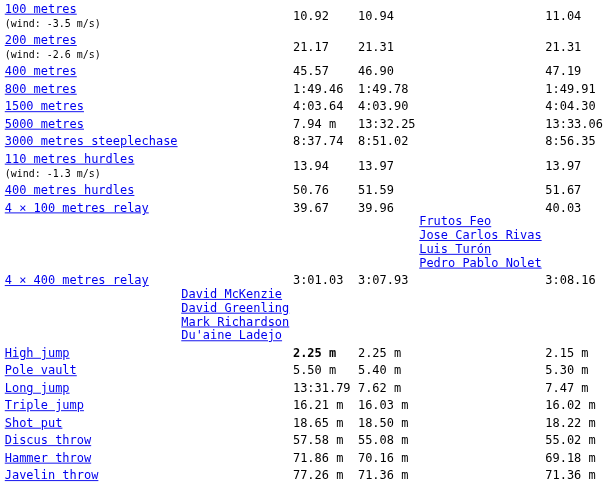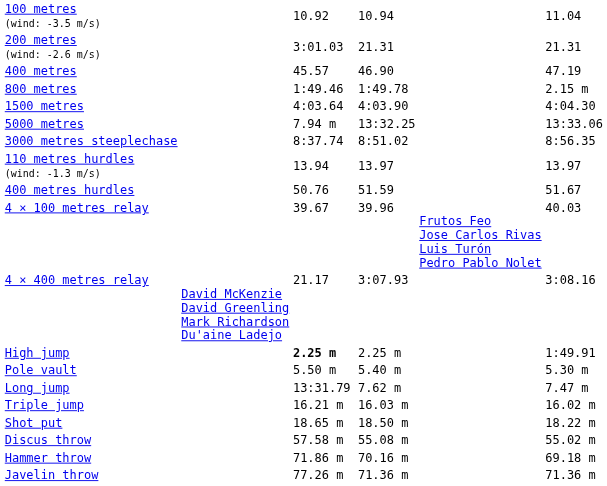(311, 47) 21.17 -> (318, 47) 3:01.03
(571, 89) 1:49.91 -> (567, 89) 2.15 m
(318, 280) 3:01.03 -> (311, 280) 21.17
(567, 353) 2.15 m -> (571, 353) 1:49.91
